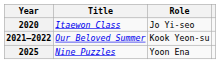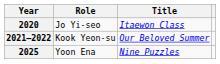columns swapped: (100, 11) <-> (180, 11)
